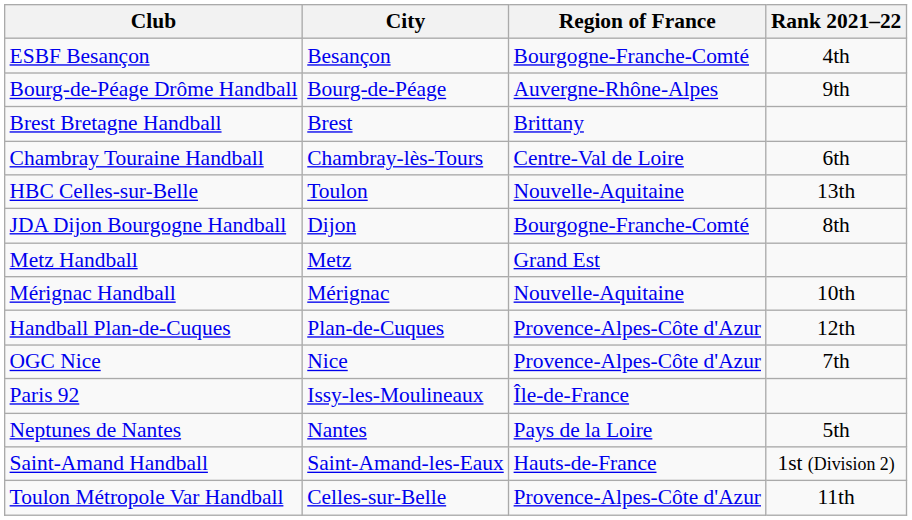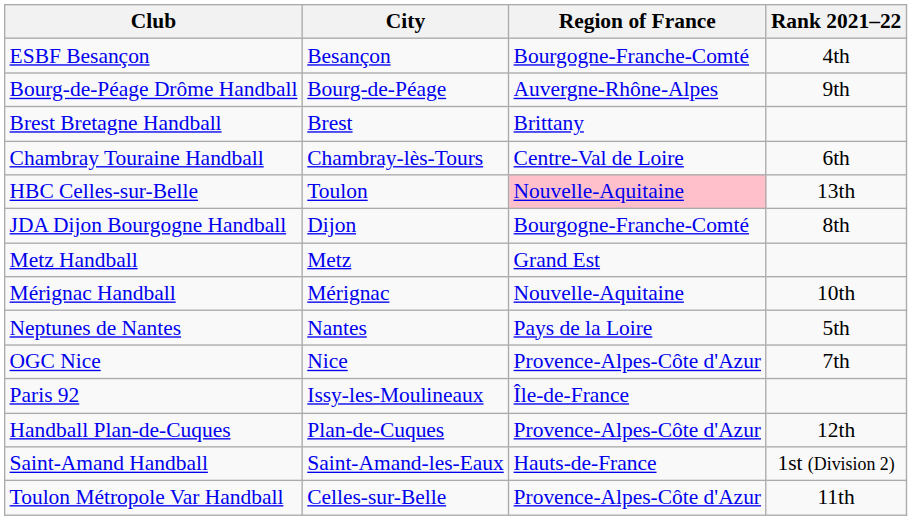(599, 191) no background -> (599, 191) pink background
rows swapped: (95, 429) <-> (120, 327)
